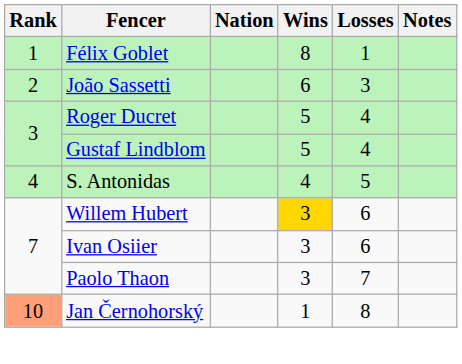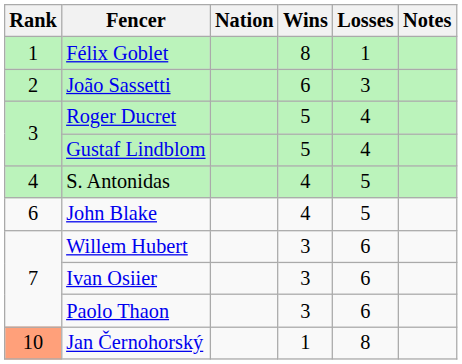+ row: (112, 213)
(305, 213) gold background -> (305, 246) no background
(365, 278) 7 -> (365, 310) 6
